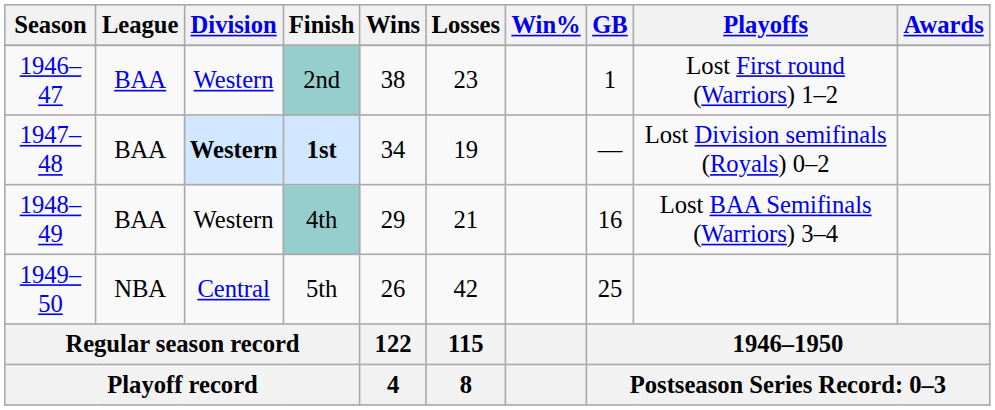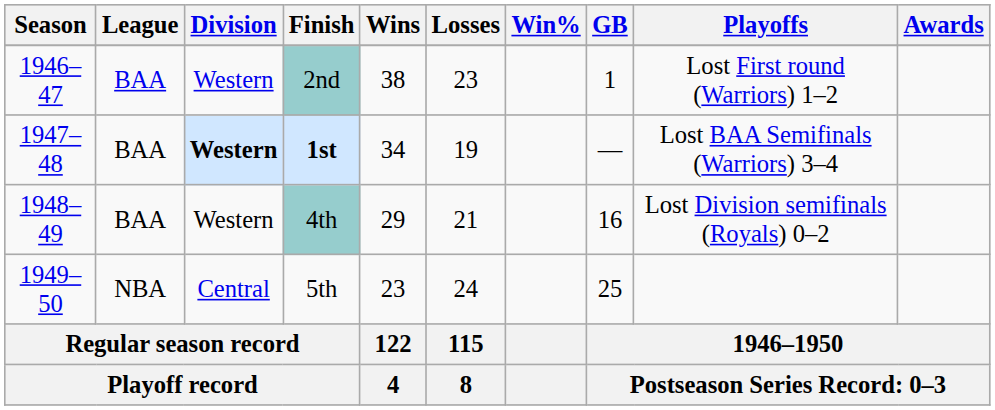(766, 149) Lost Division semifinals (Royals) 0–2 -> (766, 149) Lost BAA Semifinals (Warriors) 3–4
(766, 219) Lost BAA Semifinals (Warriors) 3–4 -> (766, 219) Lost Division semifinals (Royals) 0–2
(393, 289) 26 -> (393, 289) 23
(466, 289) 42 -> (466, 289) 24
